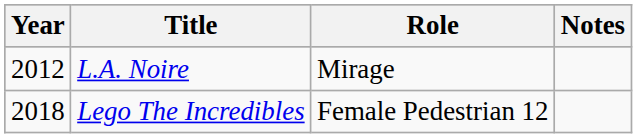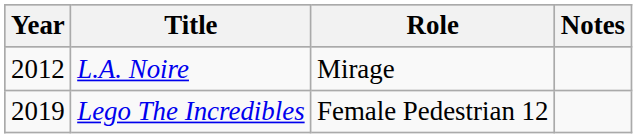(38, 111) 2018 -> (38, 111) 2019
